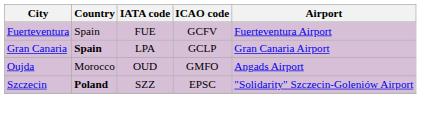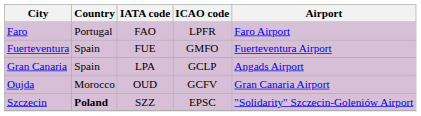+ row: (17, 31)
(202, 31) GCFV -> (202, 48) GMFO
(88, 48) bold -> (87, 66) normal
(282, 48) Gran Canaria Airport -> (269, 66) Angads Airport
(202, 66) GMFO -> (202, 84) GCFV
(269, 66) Angads Airport -> (282, 84) Gran Canaria Airport
